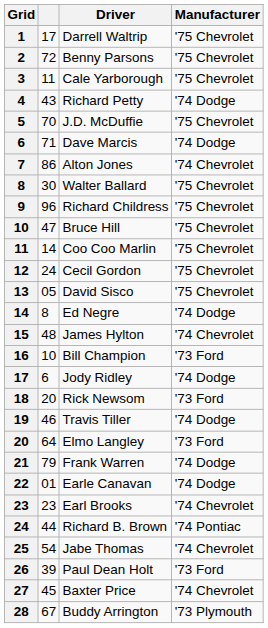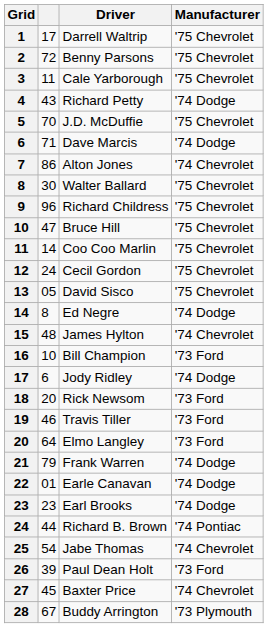(205, 420) '74 Dodge -> (199, 420) '73 Ford
(214, 505) '74 Chevrolet -> (205, 505) '74 Dodge
